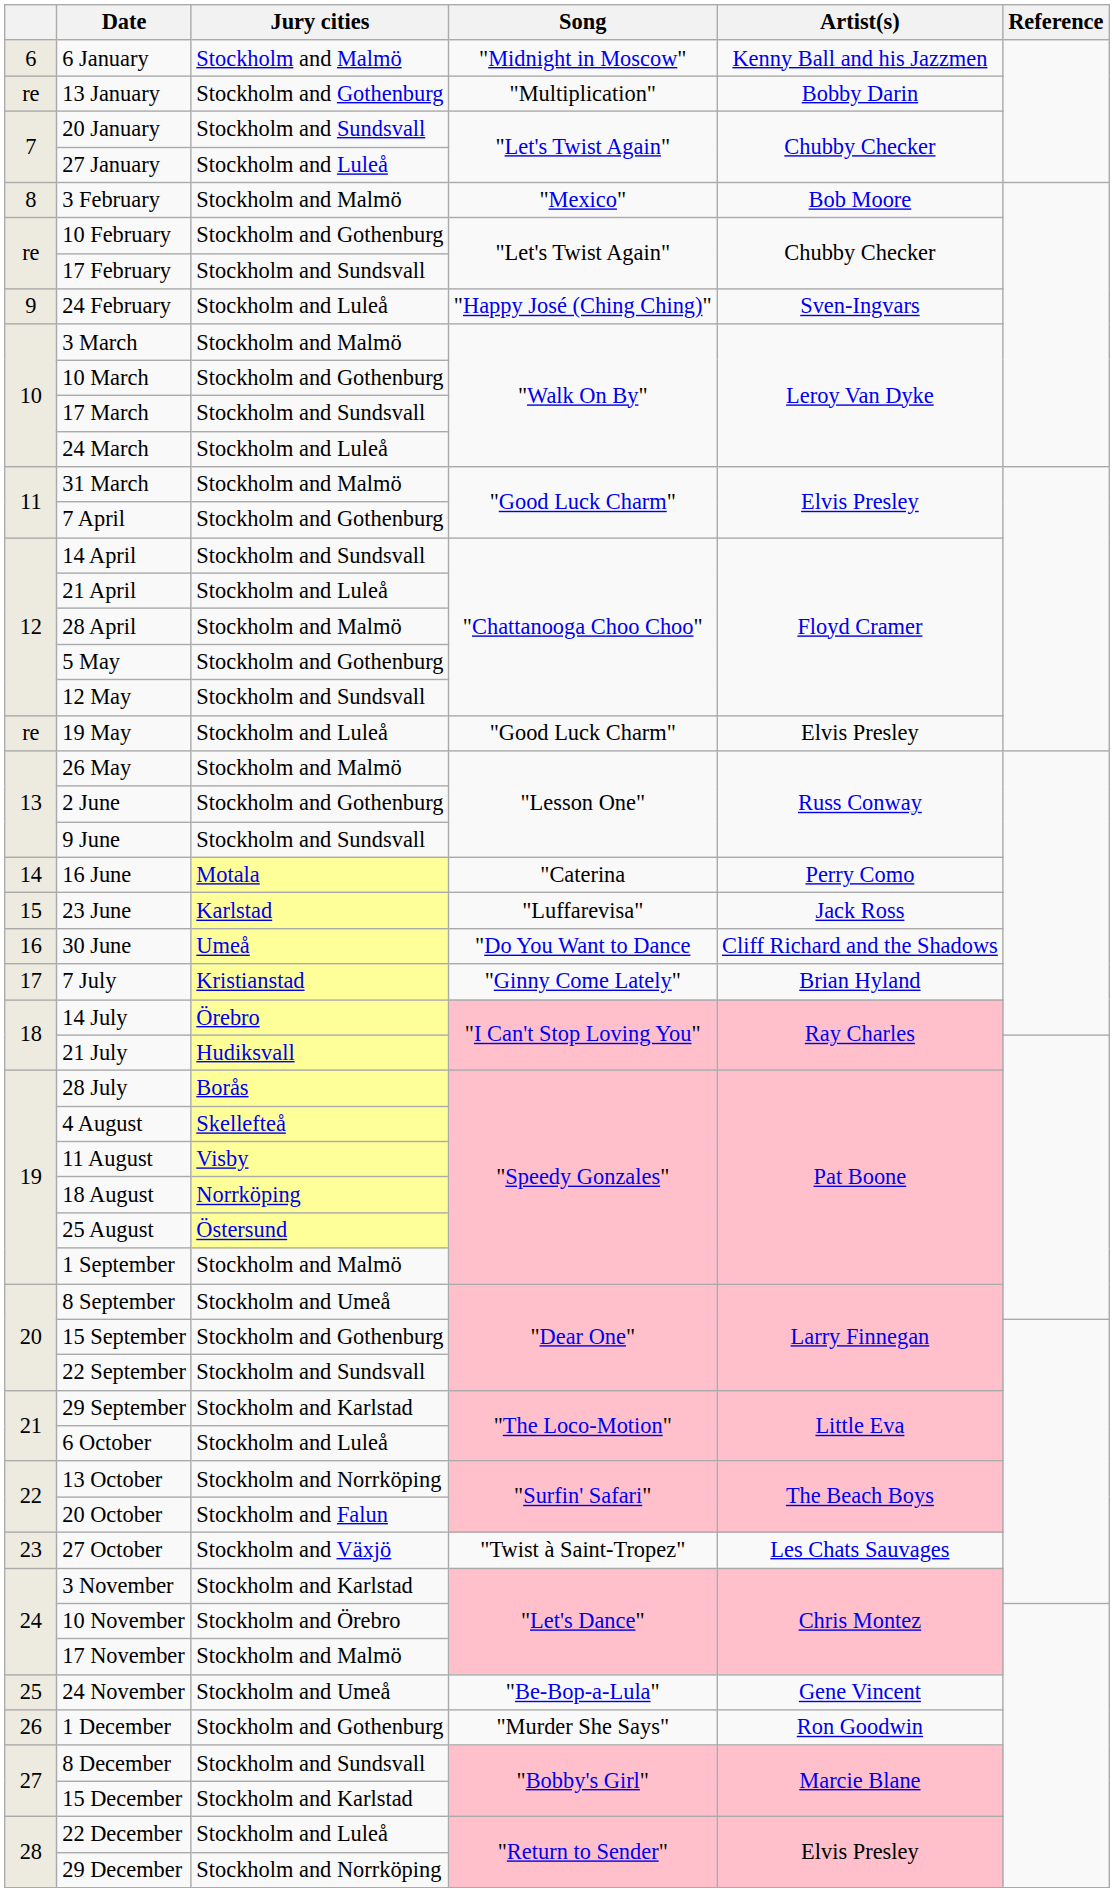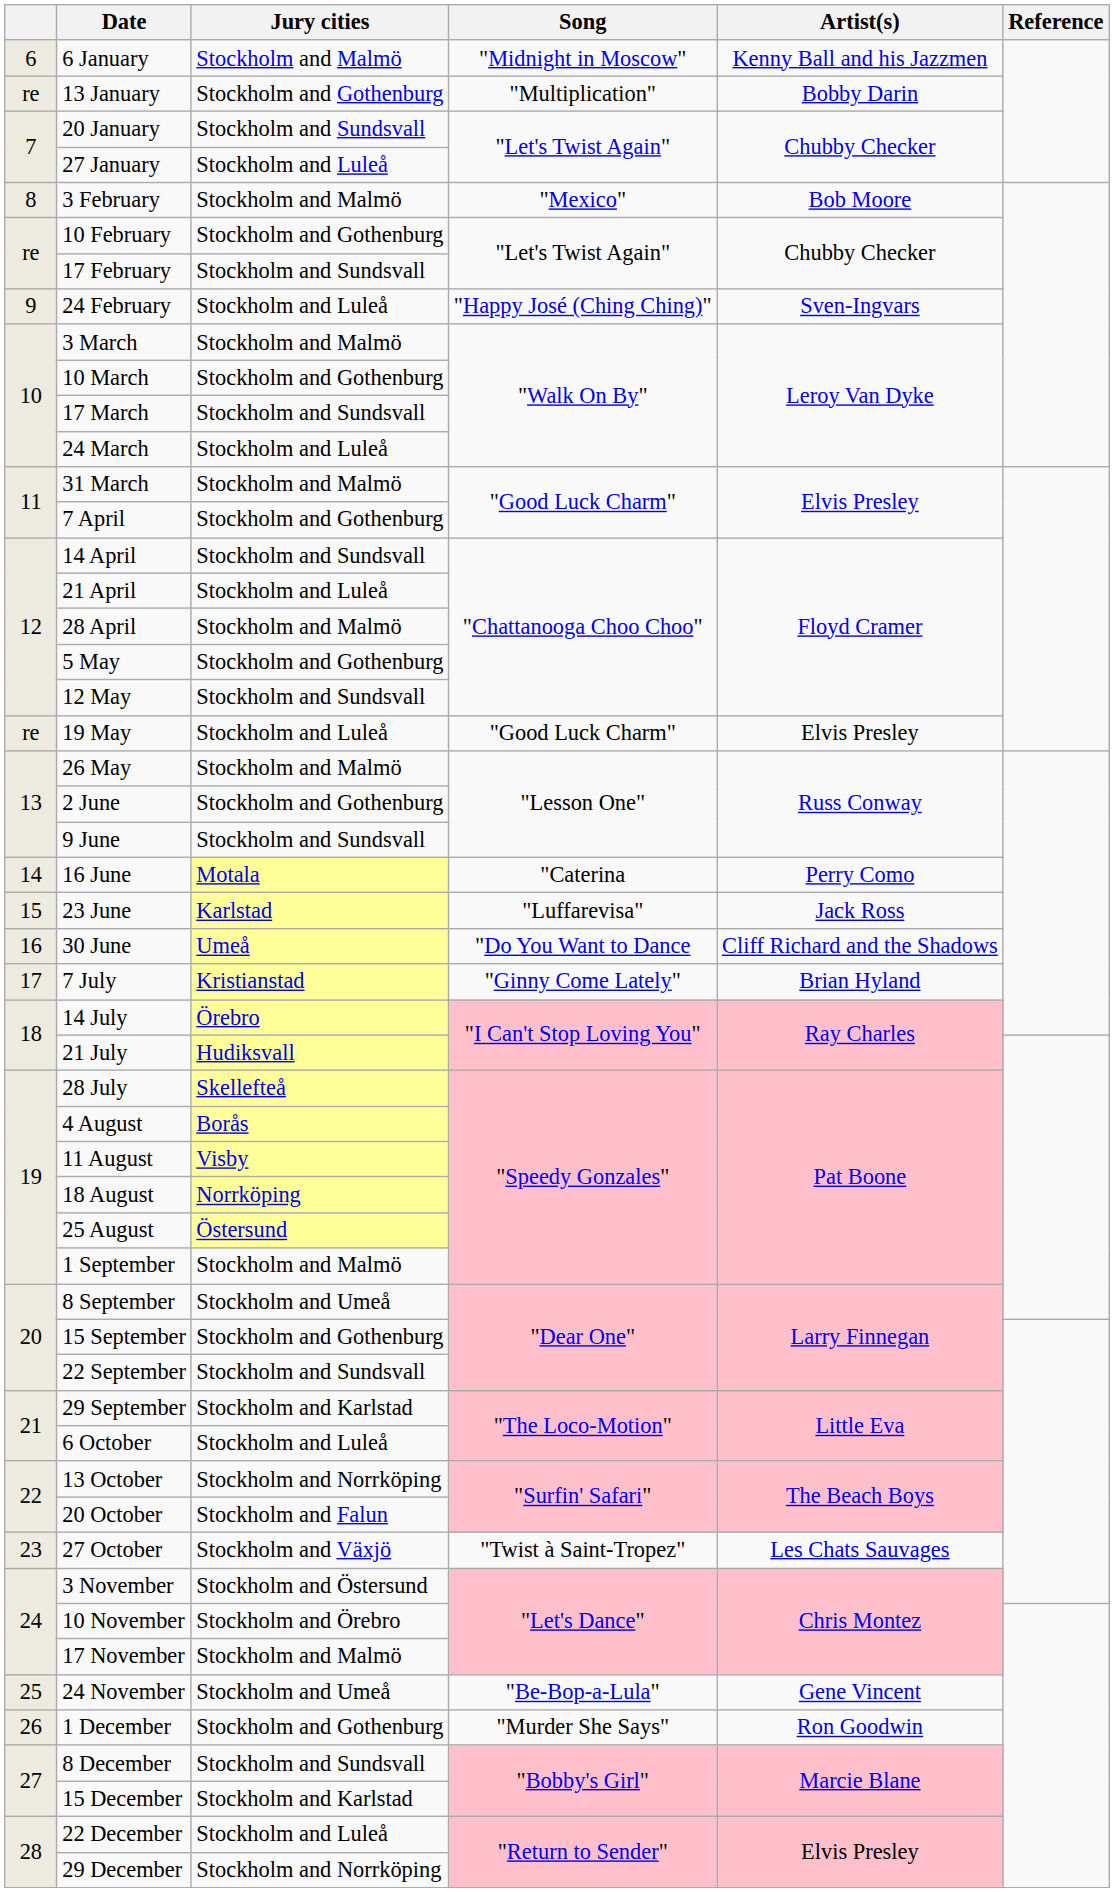(222, 1088) Borås -> (241, 1088) Skellefteå
(241, 1123) Skellefteå -> (222, 1123) Borås
(305, 1585) Stockholm and Karlstad -> (312, 1585) Stockholm and Östersund
